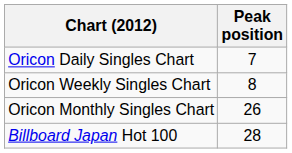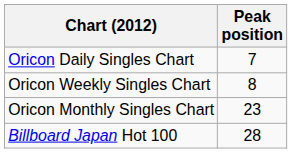(252, 110) 26 -> (252, 110) 23
